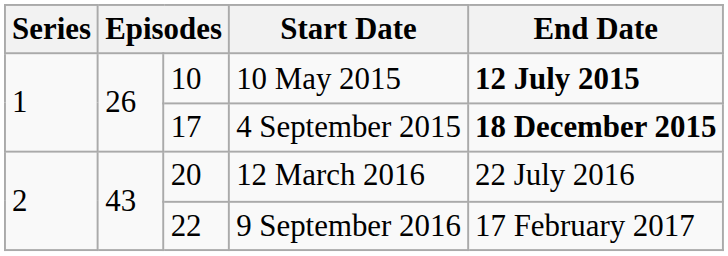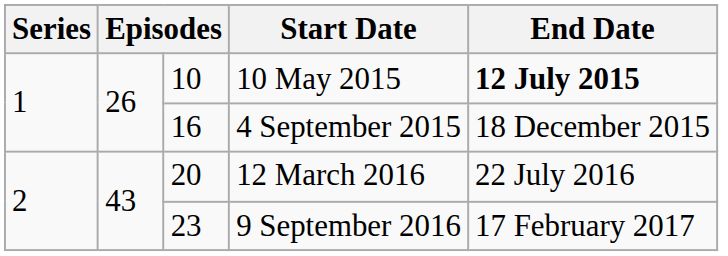(186, 126) 17 -> (186, 126) 16
(596, 126) bold -> (593, 126) normal
(186, 224) 22 -> (186, 224) 23
